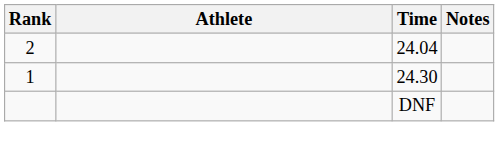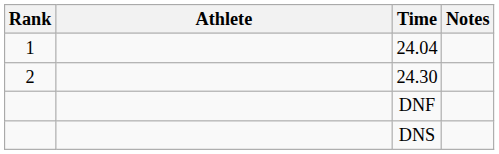(30, 47) 2 -> (30, 47) 1
(30, 76) 1 -> (30, 76) 2
+ row: (417, 134)
